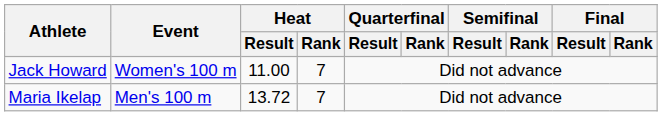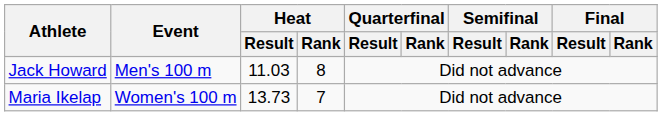(176, 71) Women's 100 m -> (163, 71) Men's 100 m
(269, 71) 11.00 -> (269, 71) 11.03
(321, 71) 7 -> (321, 71) 8
(163, 97) Men's 100 m -> (176, 97) Women's 100 m
(269, 97) 13.72 -> (269, 97) 13.73
